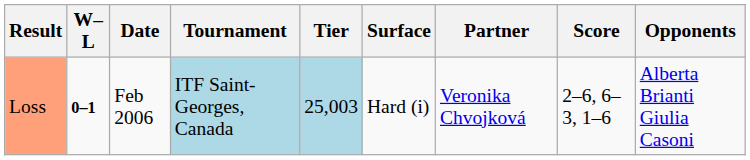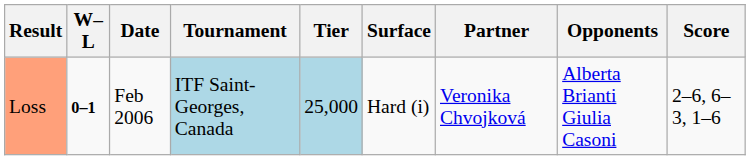columns swapped: (690, 30) <-> (596, 30)
(331, 105) 25,003 -> (331, 105) 25,000
